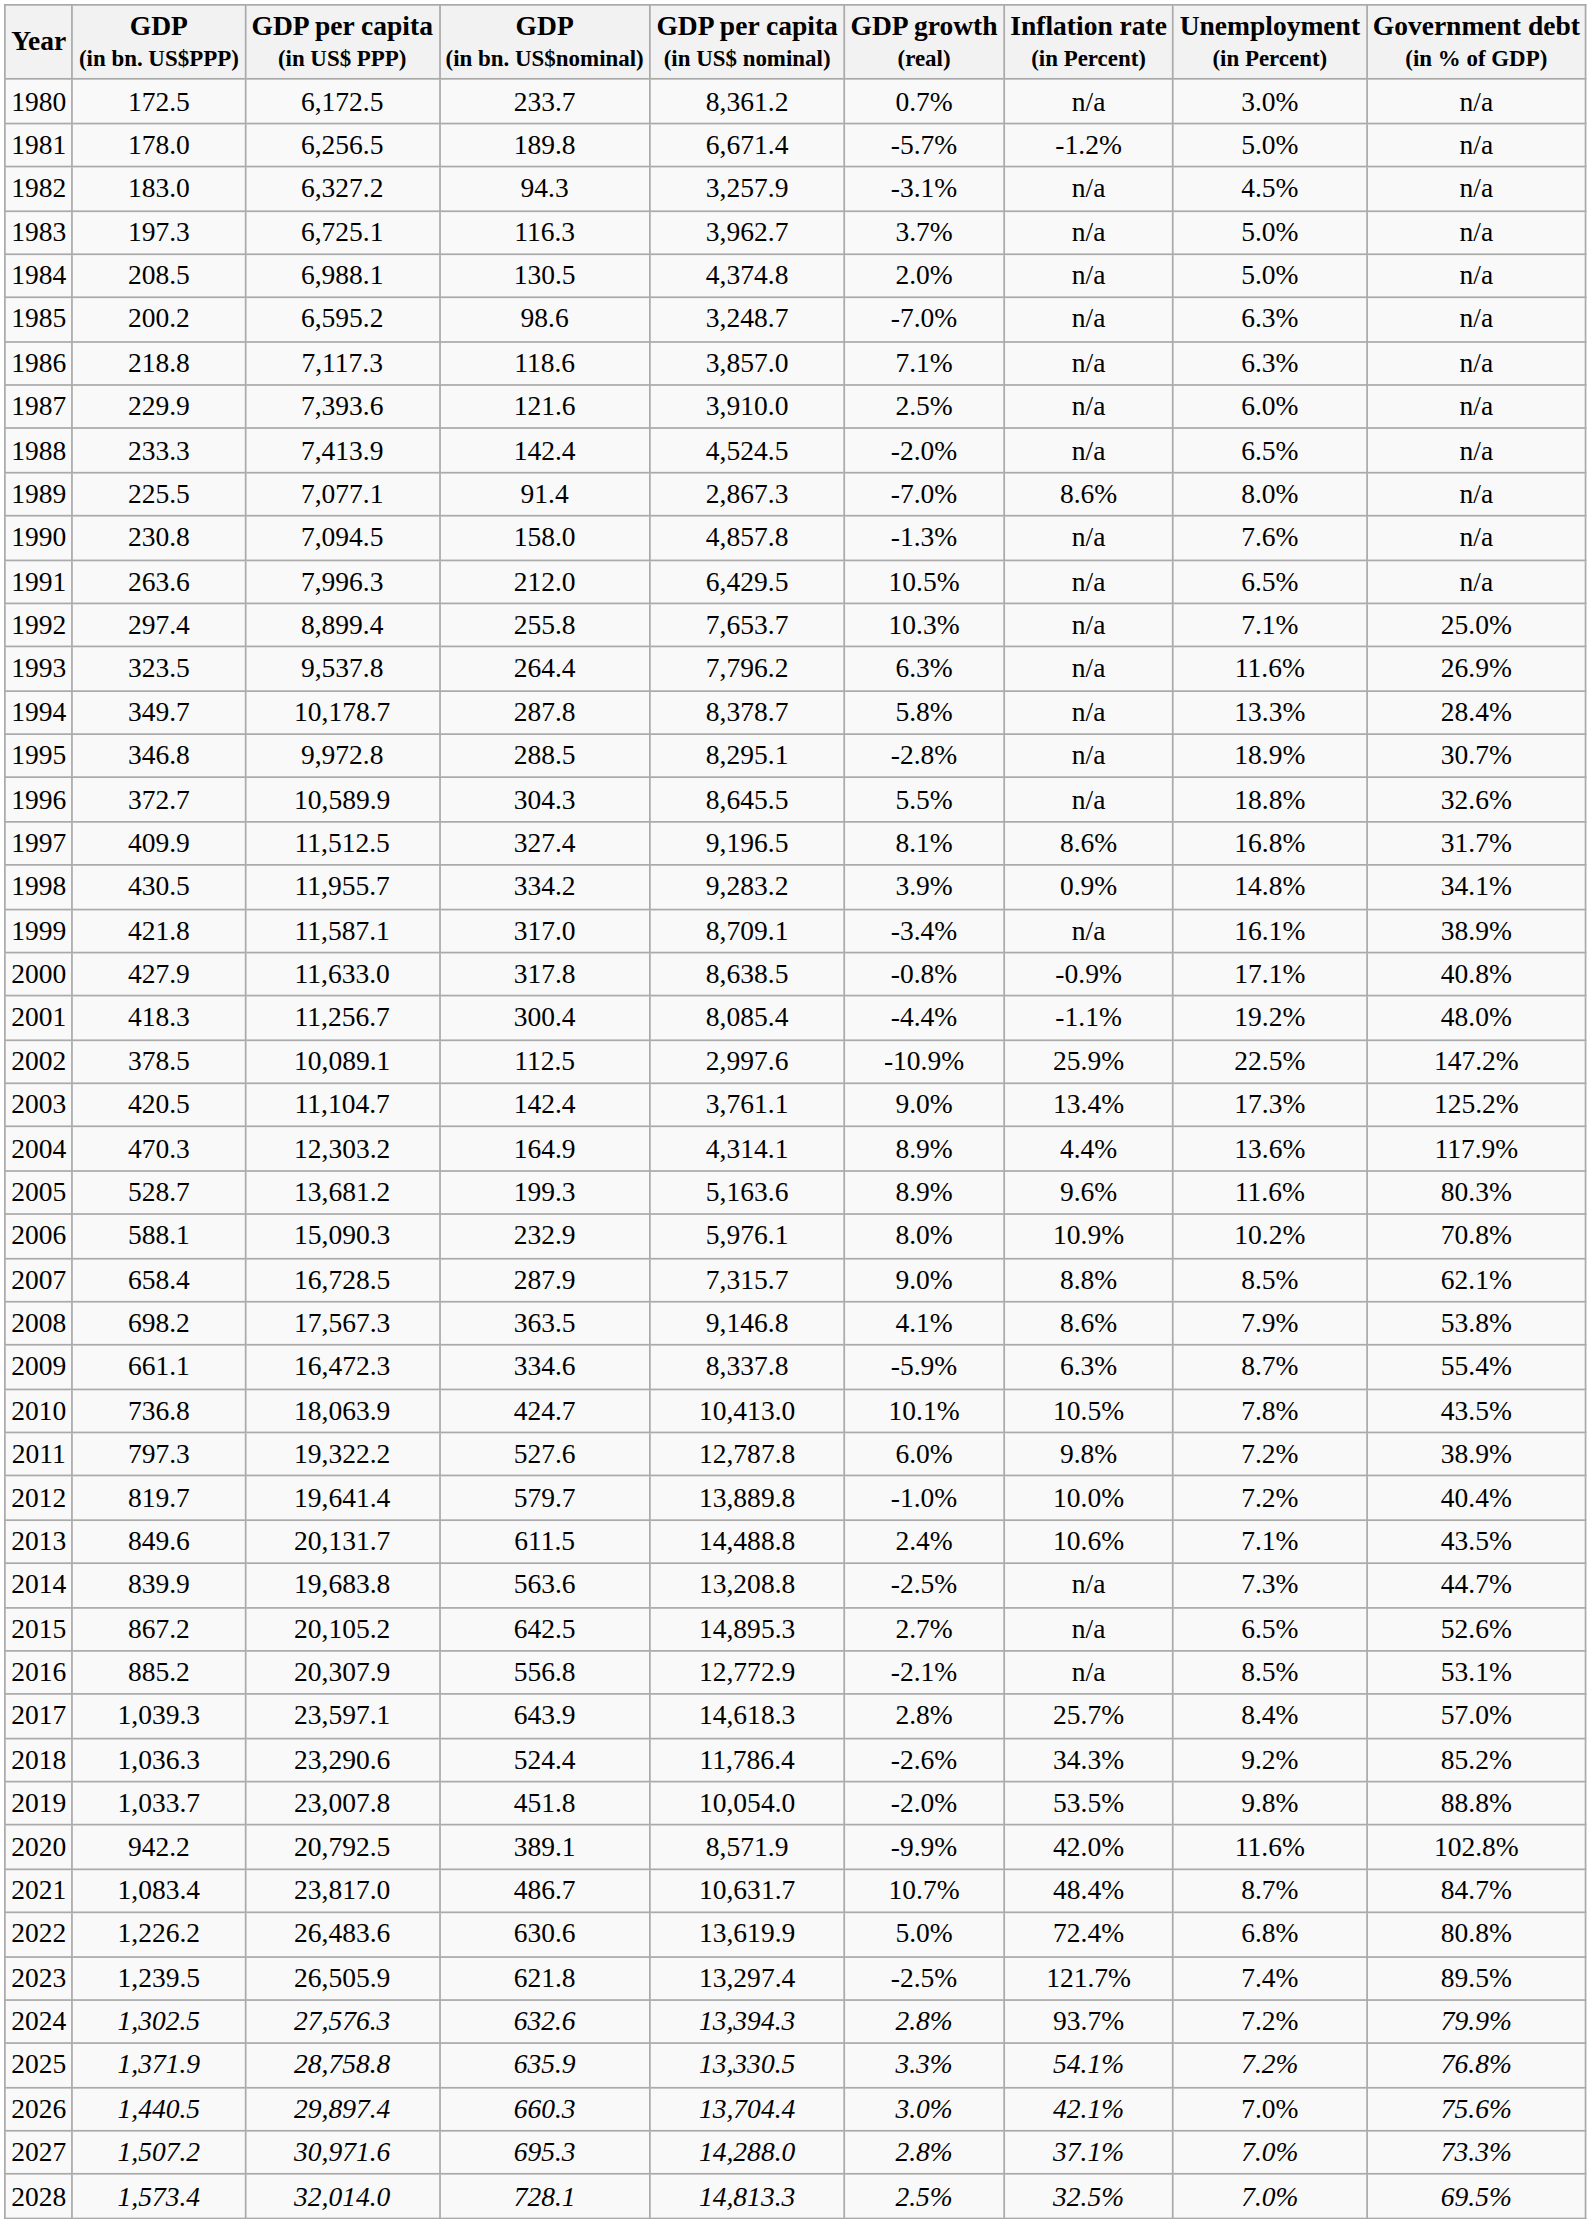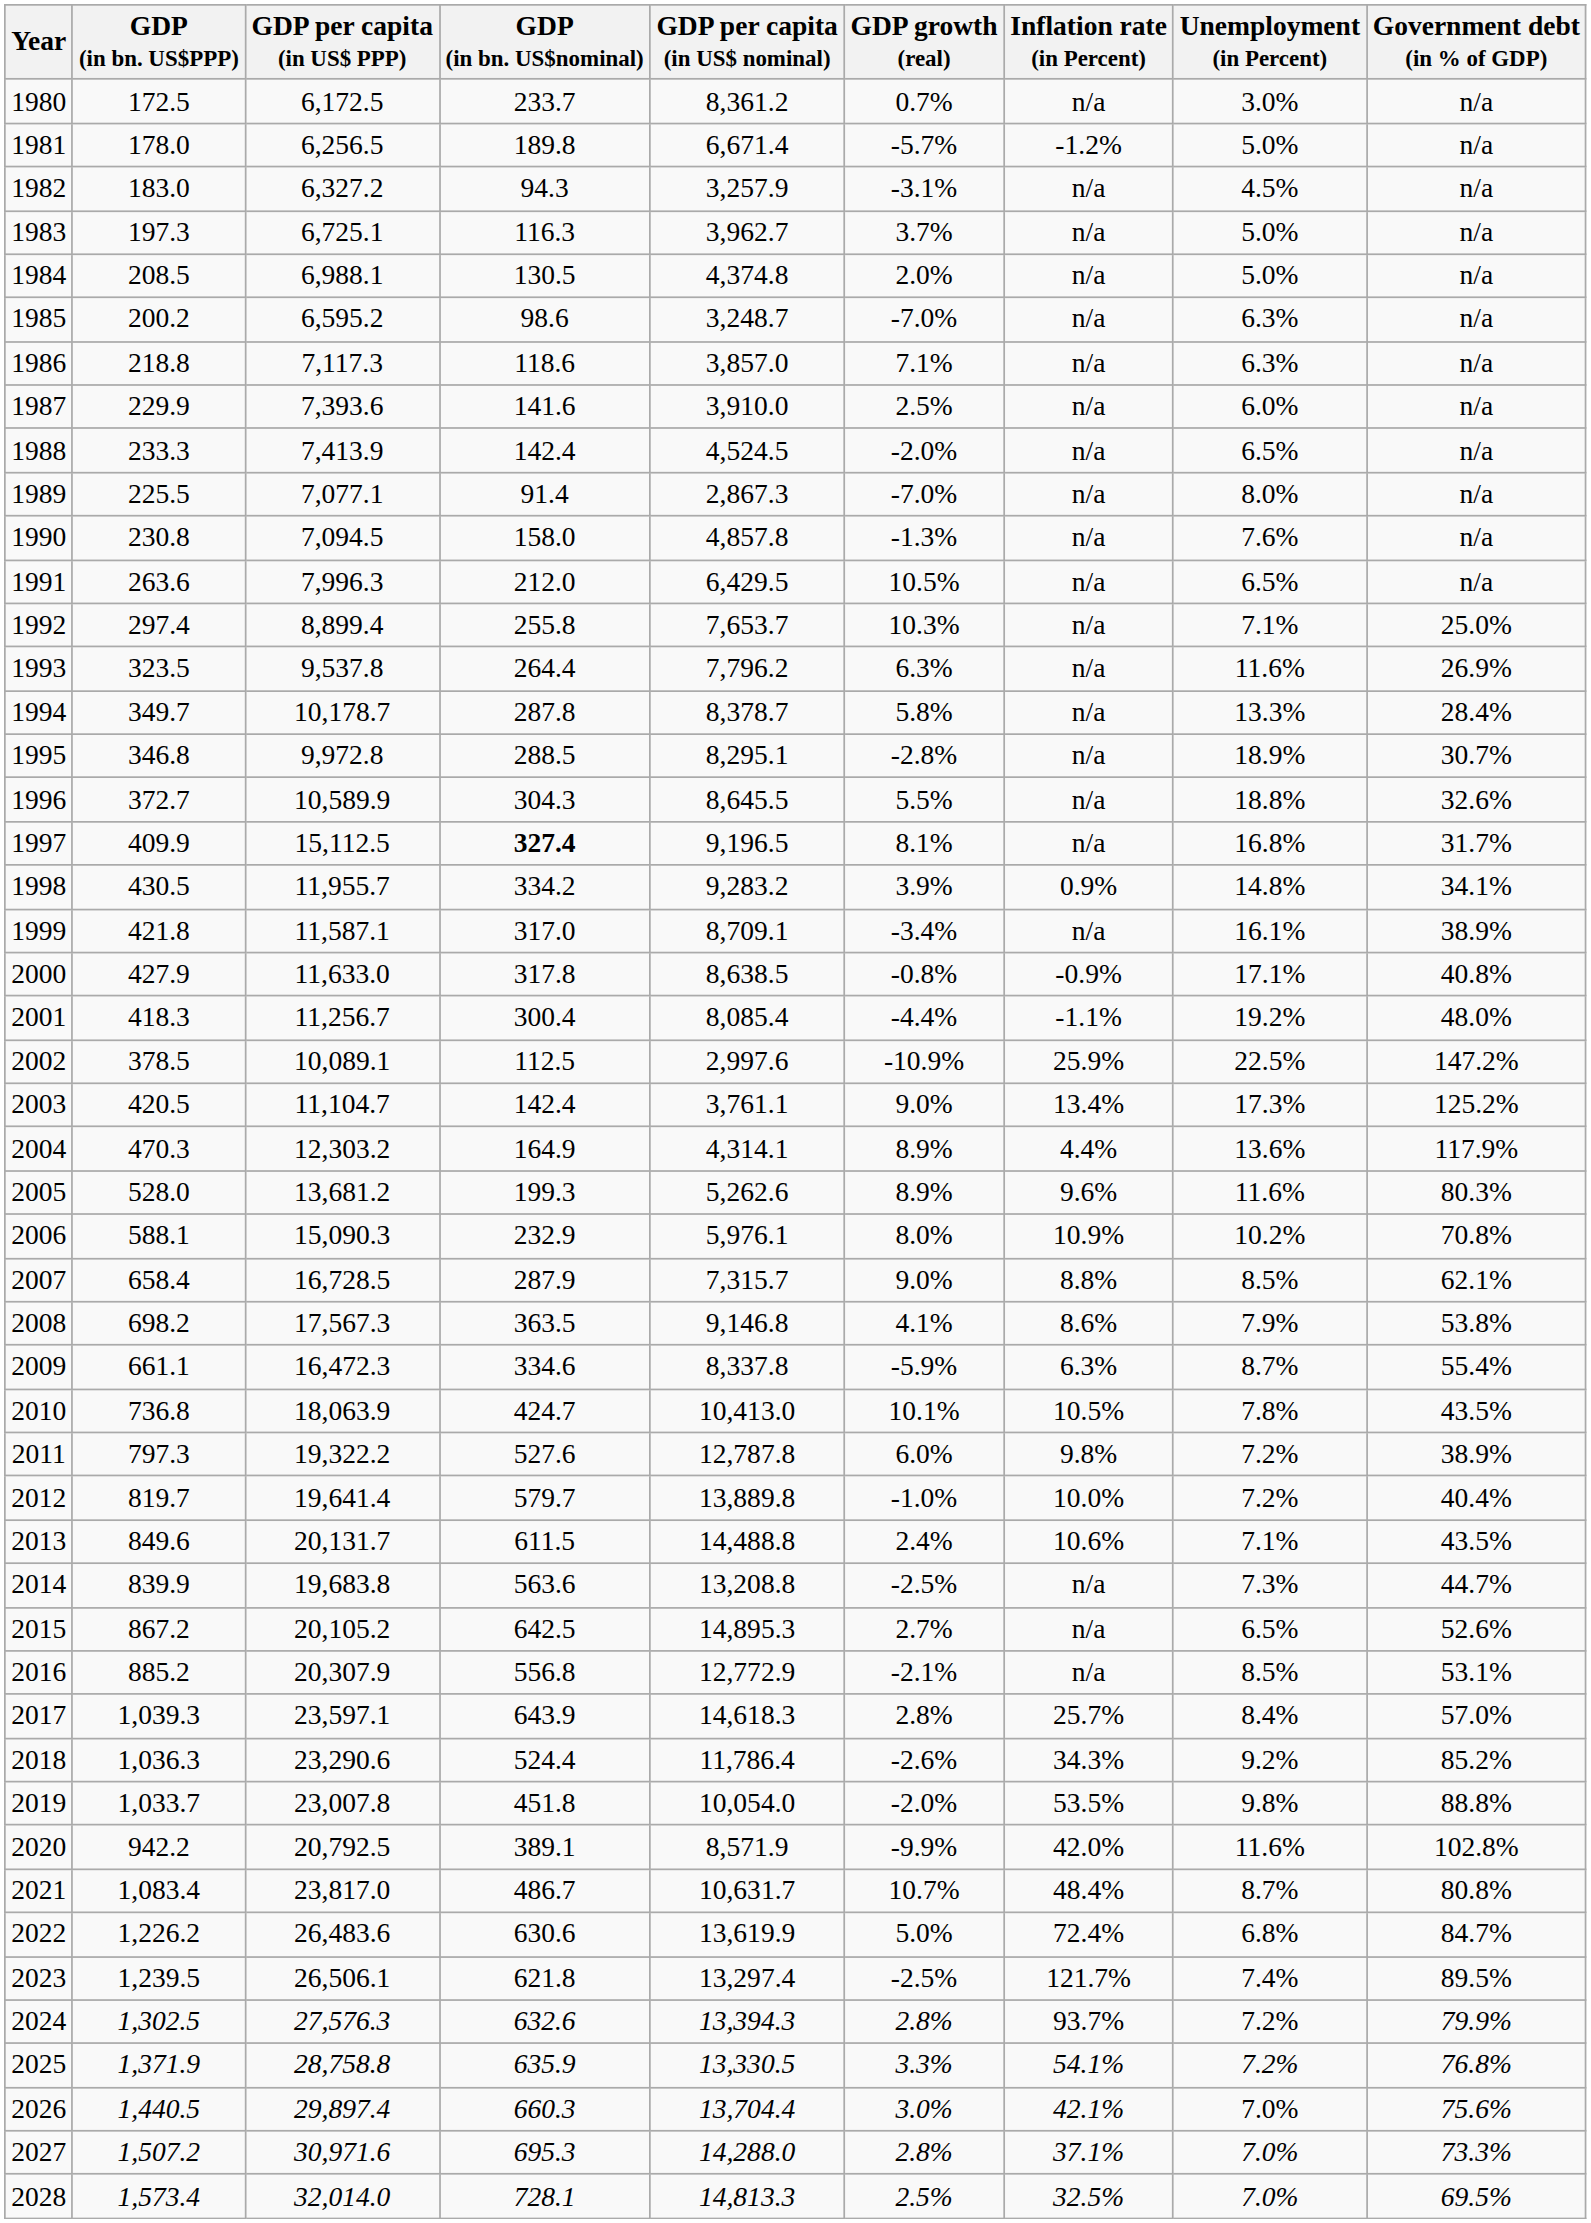(545, 406) 121.6 -> (545, 406) 141.6
(1089, 493) 8.6% -> (1089, 493) n/a
(342, 842) 11,512.5 -> (342, 842) 15,112.5
(545, 842) normal -> (545, 842) bold
(1089, 842) 8.6% -> (1089, 842) n/a
(159, 1192) 528.7 -> (159, 1192) 528.0
(747, 1192) 5,163.6 -> (747, 1192) 5,262.6
(1476, 1890) 84.7% -> (1476, 1890) 80.8%
(1476, 1934) 80.8% -> (1476, 1934) 84.7%
(342, 1977) 26,505.9 -> (342, 1977) 26,506.1
